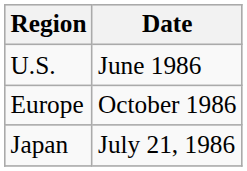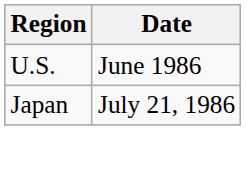- row: (47, 104)
